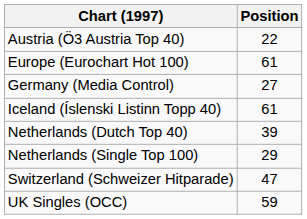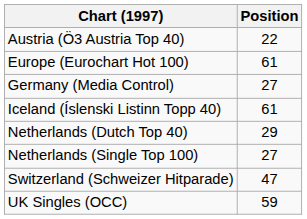(269, 132) 39 -> (269, 132) 29
(269, 156) 29 -> (269, 156) 27
